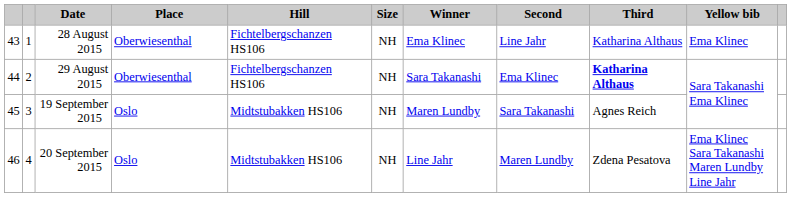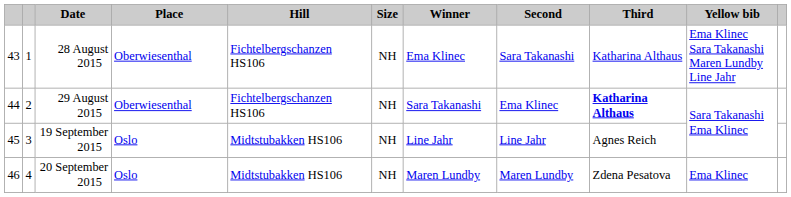(523, 41) Line Jahr -> (537, 56) Sara Takanashi
(719, 41) Ema Klinec -> (727, 56) Ema Klinec Sara Takanashi Maren Lundby Line Jahr
(443, 111) Maren Lundby -> (429, 139) Line Jahr
(537, 111) Sara Takanashi -> (523, 139) Line Jahr
(429, 160) Line Jahr -> (443, 174) Maren Lundby
(727, 160) Ema Klinec Sara Takanashi Maren Lundby Line Jahr -> (719, 174) Ema Klinec
